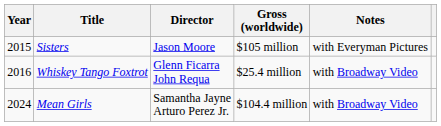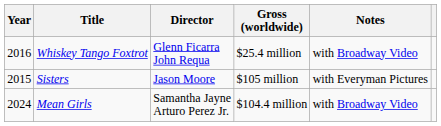rows swapped: (53, 46) <-> (92, 72)
